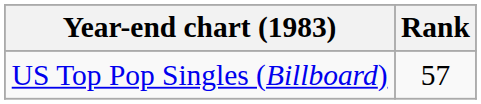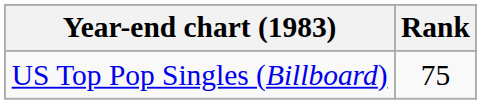(435, 74) 57 -> (435, 74) 75
